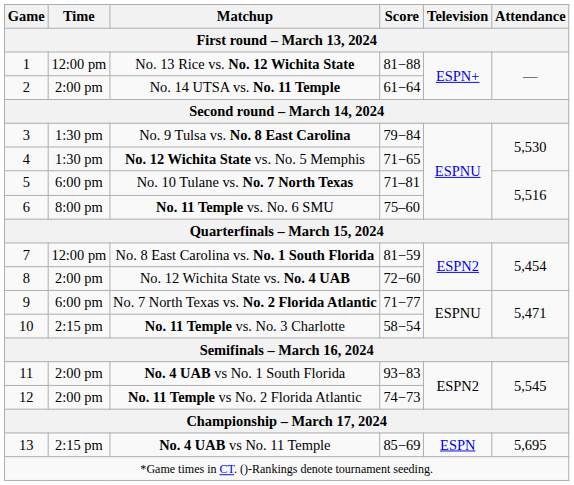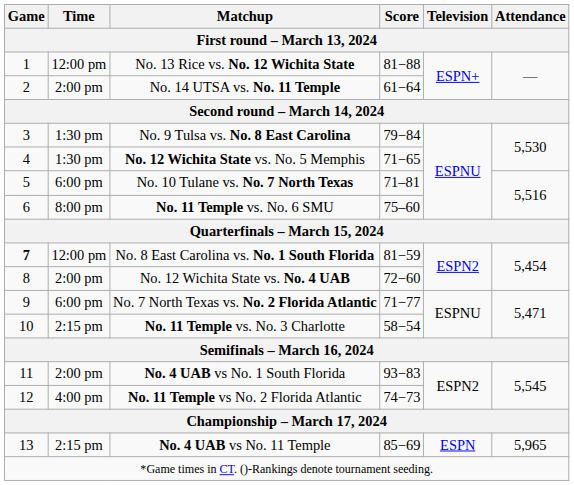(26, 254) normal -> (26, 254) bold
(79, 397) 2:00 pm -> (79, 397) 4:00 pm
(530, 445) 5,695 -> (530, 445) 5,965
